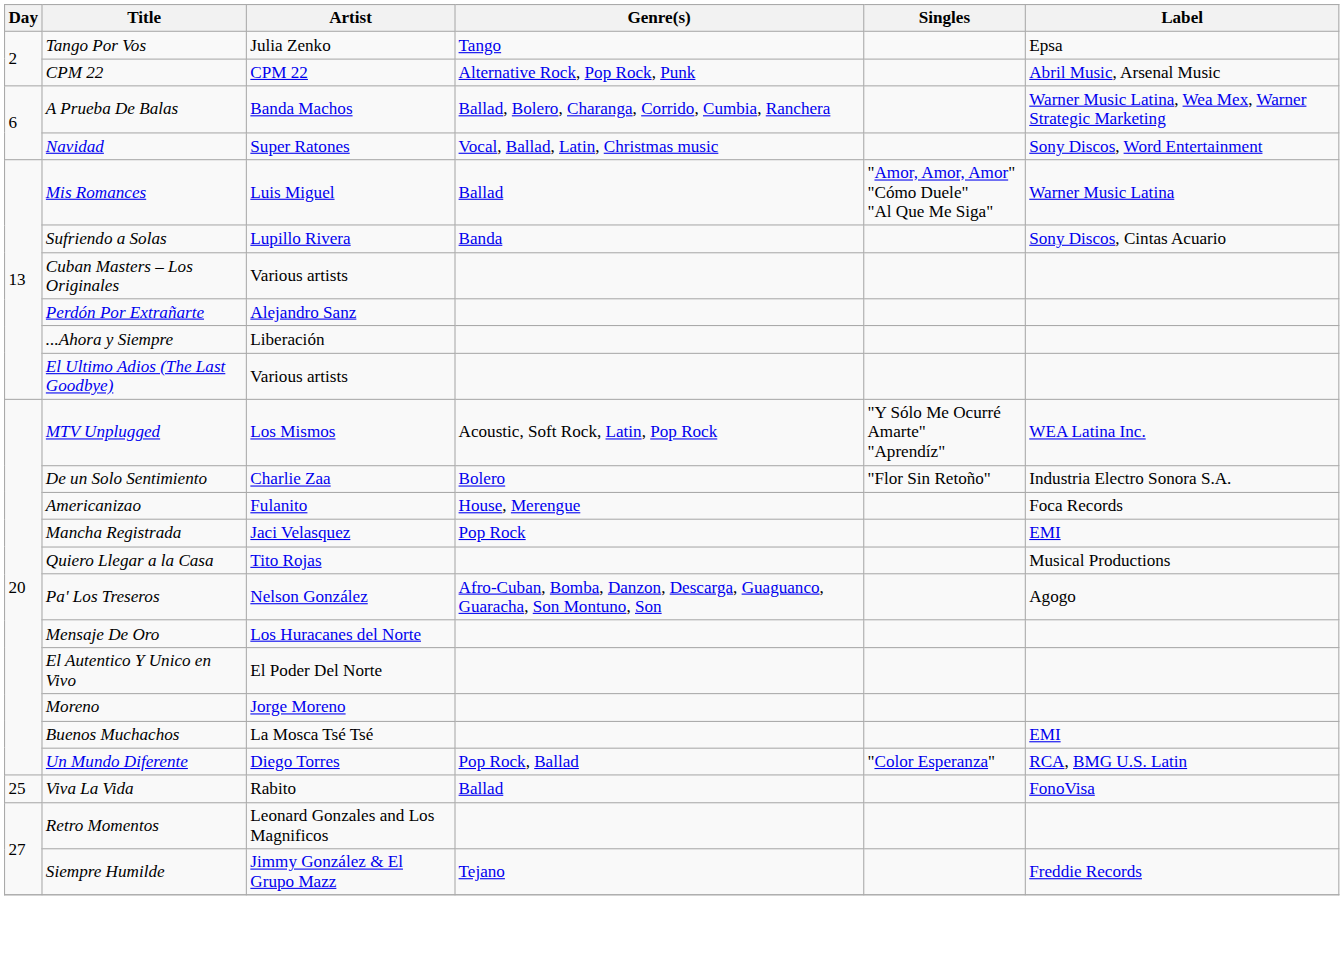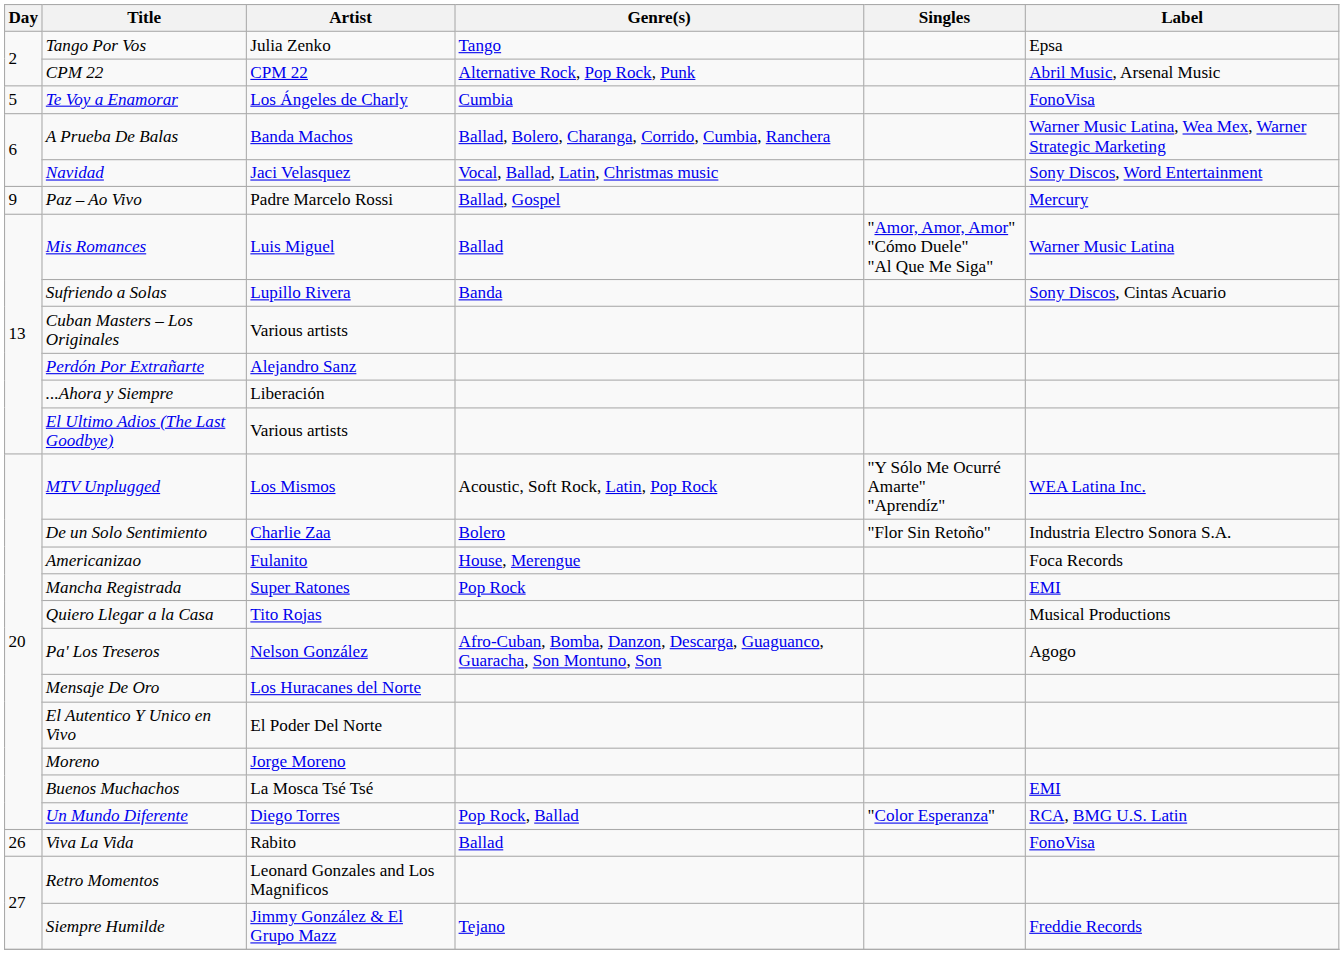+ row: (112, 99)
(300, 145) Super Ratones -> (300, 173) Jaci Velasquez
+ row: (94, 200)
(300, 533) Jaci Velasquez -> (300, 587) Super Ratones
(17, 788) 25 -> (17, 843) 26
